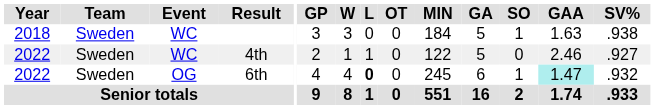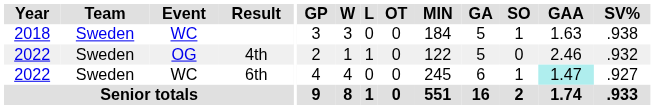(184, 54) WC -> (184, 54) OG
(622, 54) .927 -> (622, 54) .932
(184, 74) OG -> (184, 74) WC
(369, 74) bold -> (369, 74) normal
(622, 74) .932 -> (622, 74) .927
